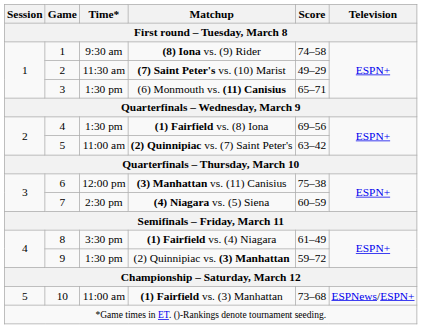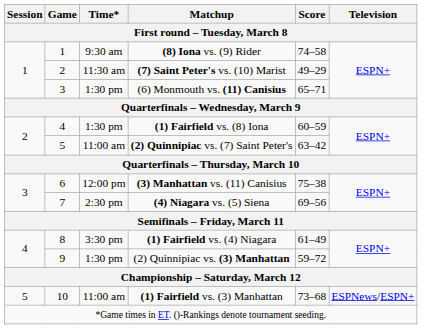(312, 126) 69–56 -> (312, 126) 60–59
(312, 202) 60–59 -> (312, 202) 69–56
